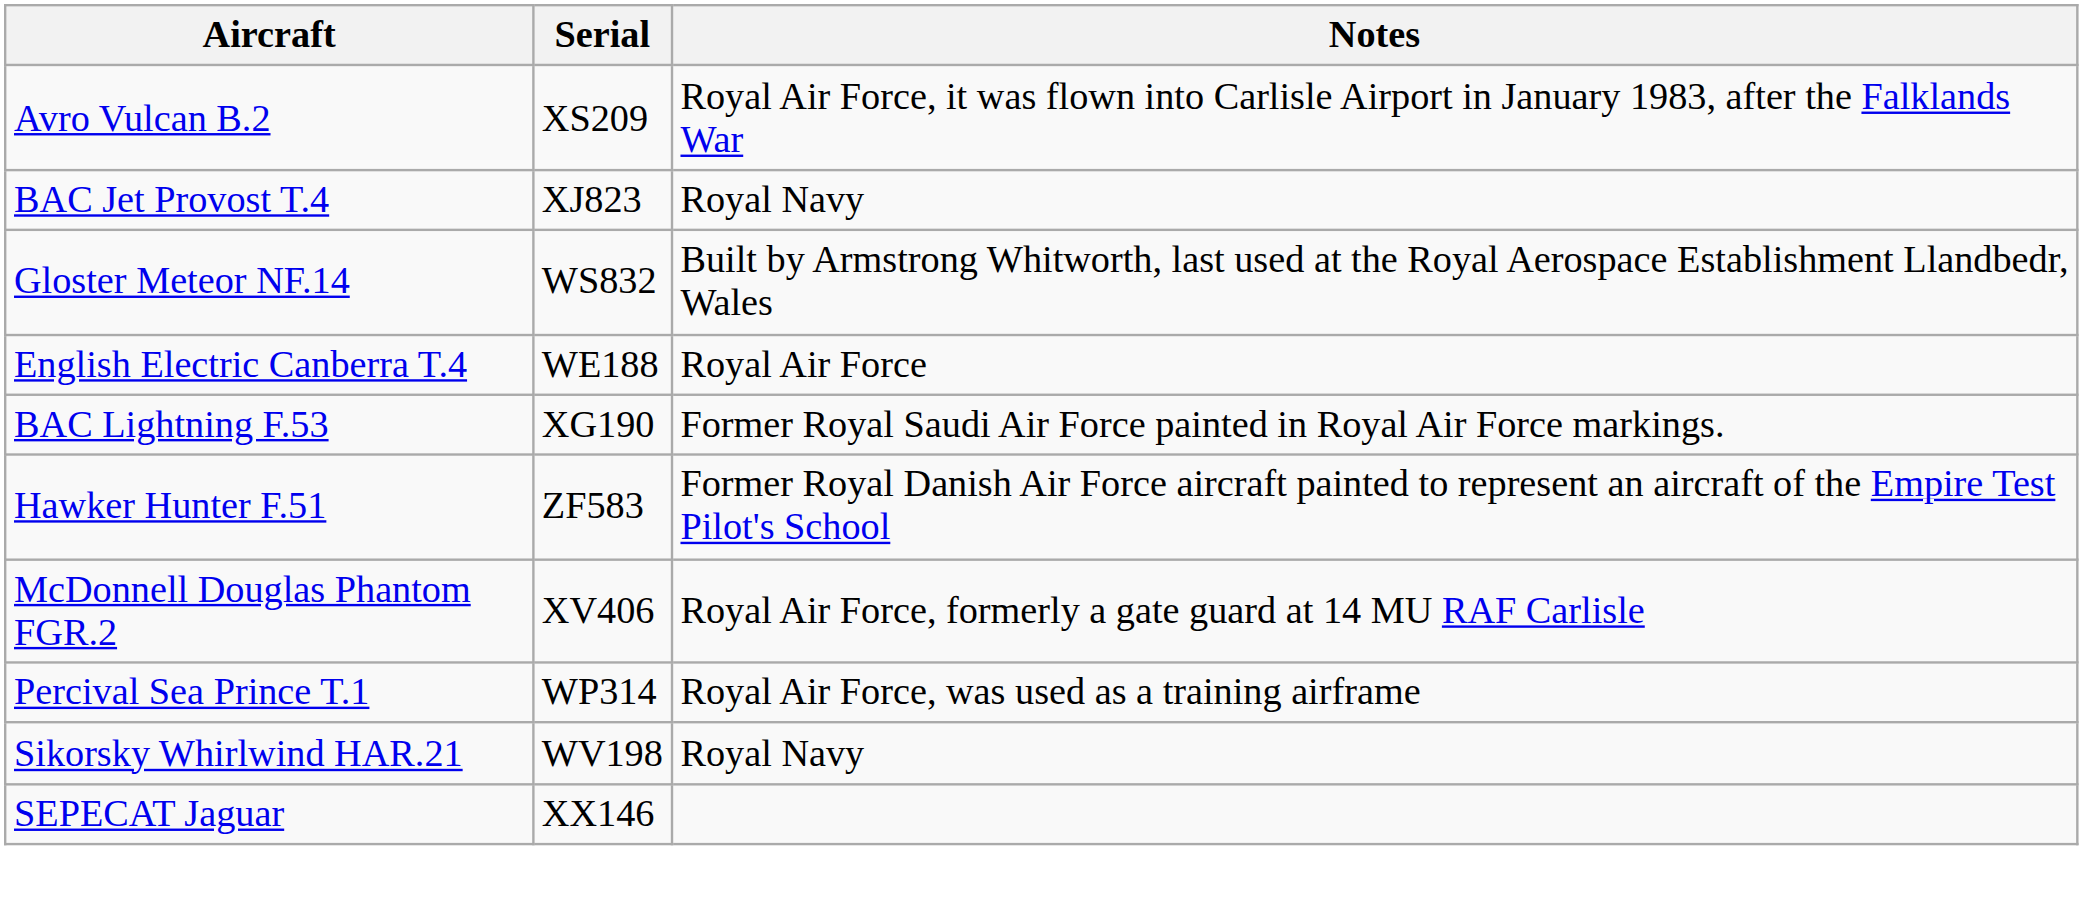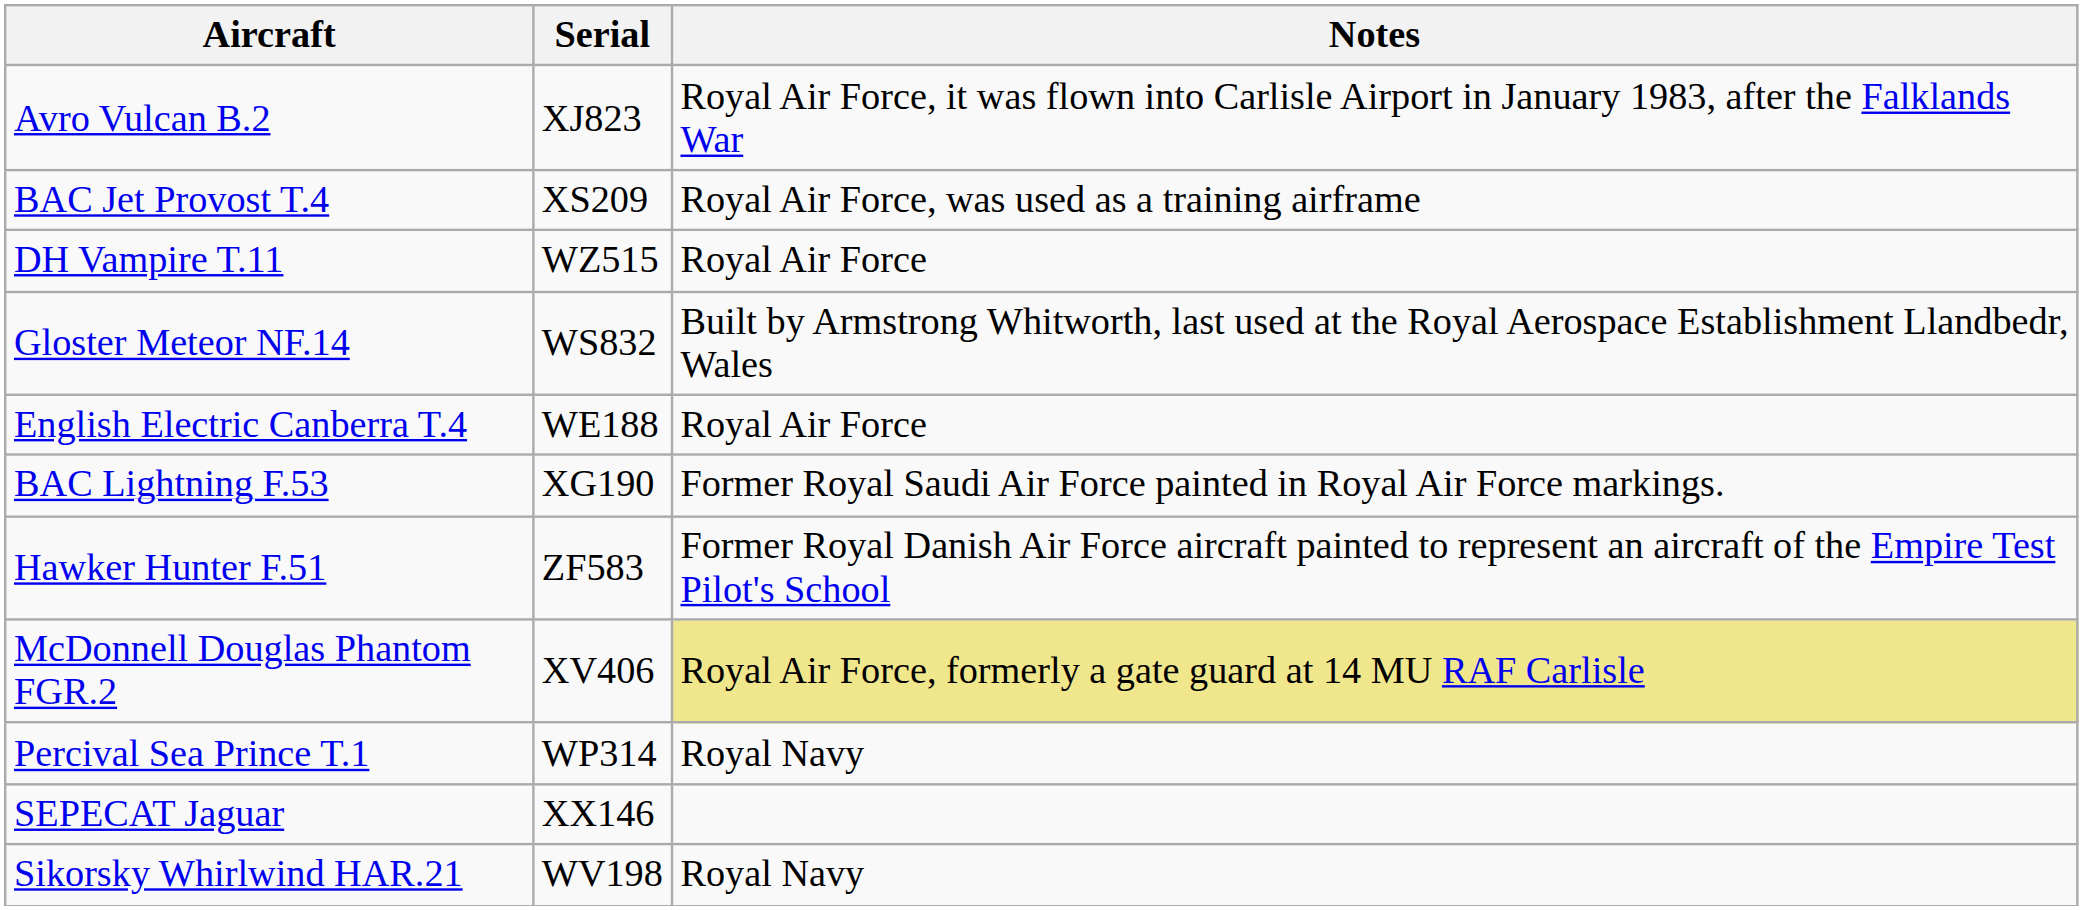(595, 116) XS209 -> (592, 116) XJ823
(592, 199) XJ823 -> (595, 199) XS209
(772, 199) Royal Navy -> (1051, 199) Royal Air Force, was used as a training airframe
+ row: (149, 259)
(1163, 609) no background -> (1163, 670) khaki background
(1051, 692) Royal Air Force, was used as a training airframe -> (772, 752) Royal Navy
rows swapped: (149, 813) <-> (238, 752)
